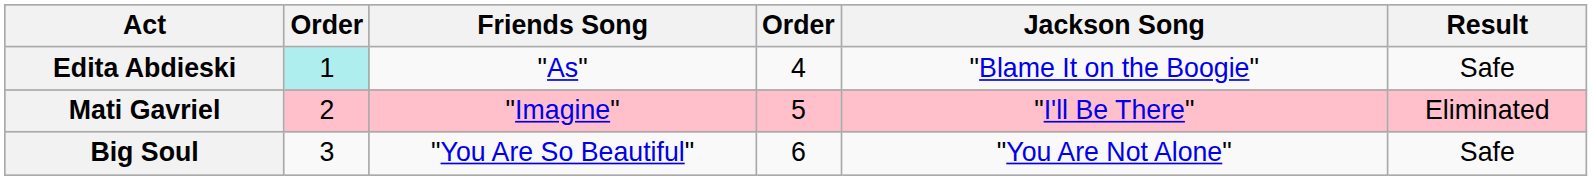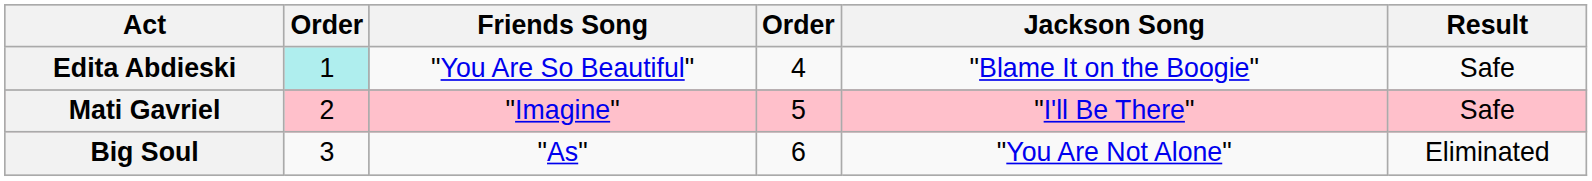(563, 68) "As" -> (563, 68) "You Are So Beautiful"
(1487, 110) Eliminated -> (1487, 110) Safe
(563, 152) "You Are So Beautiful" -> (563, 152) "As"
(1487, 152) Safe -> (1487, 152) Eliminated
